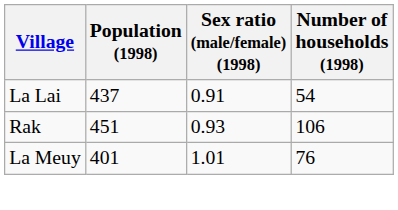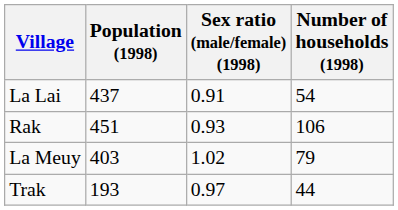(105, 158) 401 -> (105, 158) 403
(208, 158) 1.01 -> (208, 158) 1.02
(305, 158) 76 -> (305, 158) 79
+ row: (27, 189)
